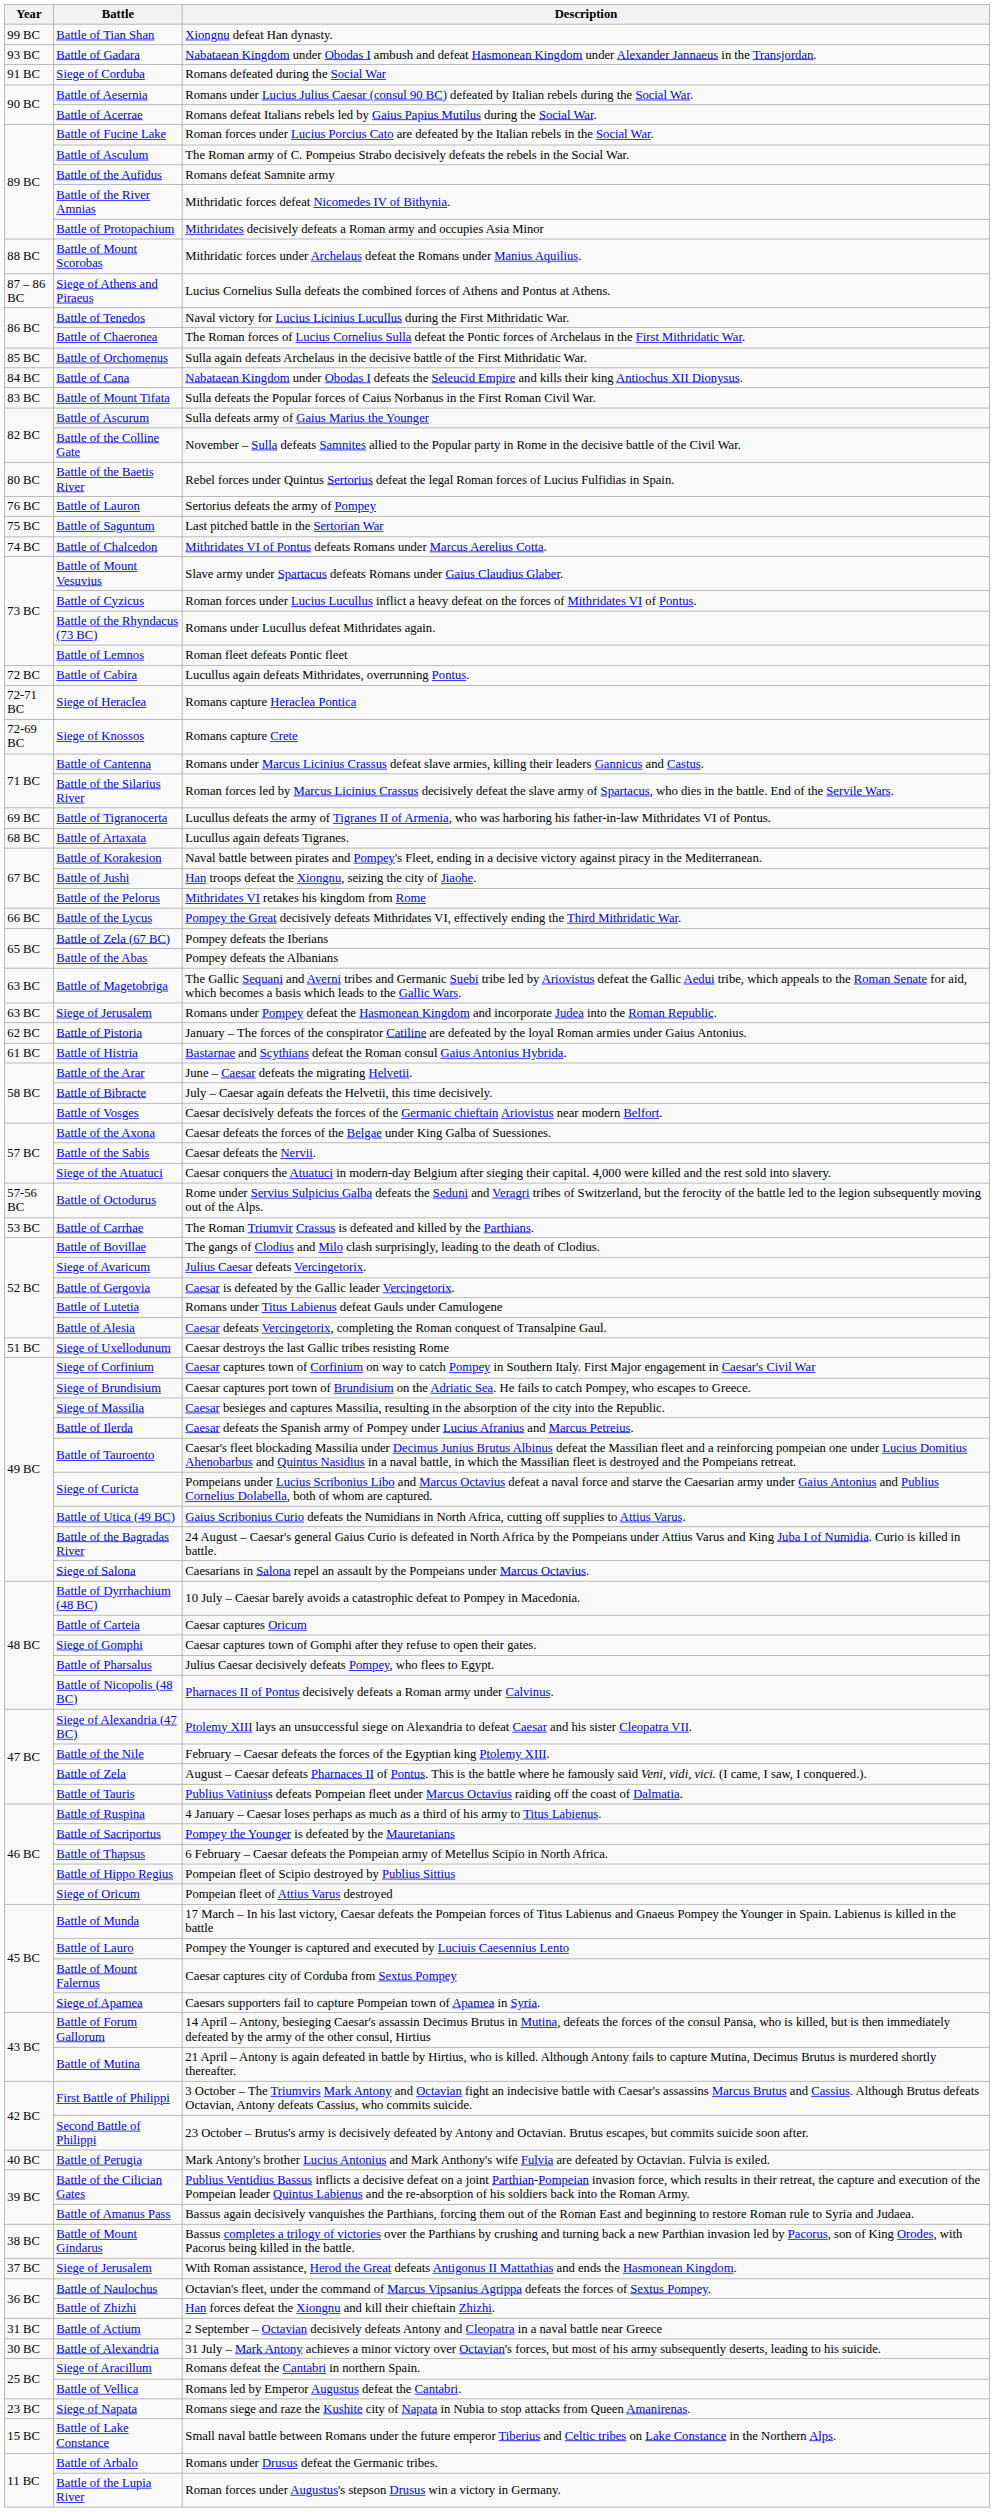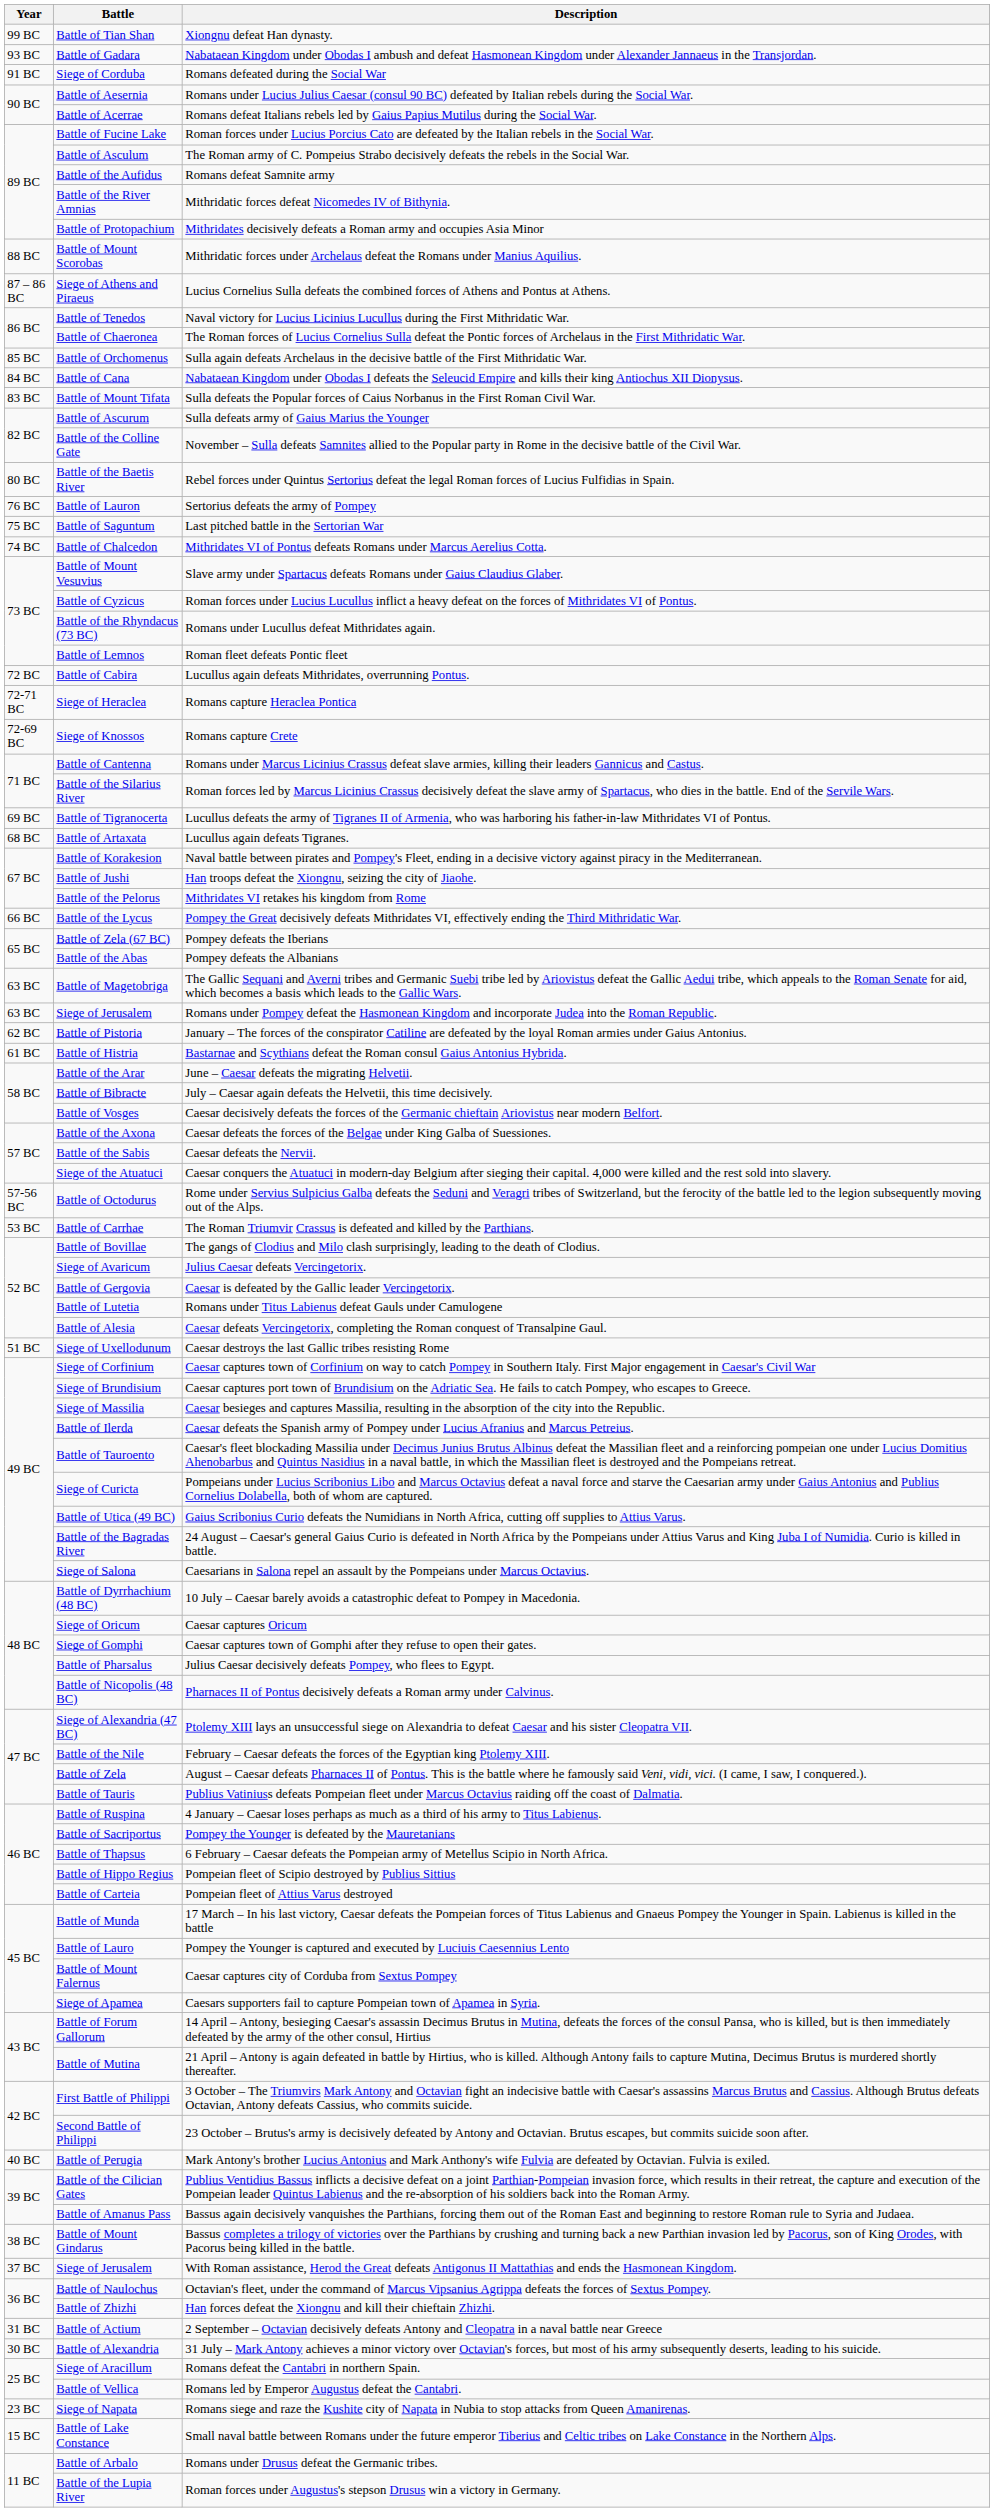(98, 1625) Battle of Carteia -> (98, 1625) Siege of Oricum
(98, 1894) Siege of Oricum -> (98, 1894) Battle of Carteia
